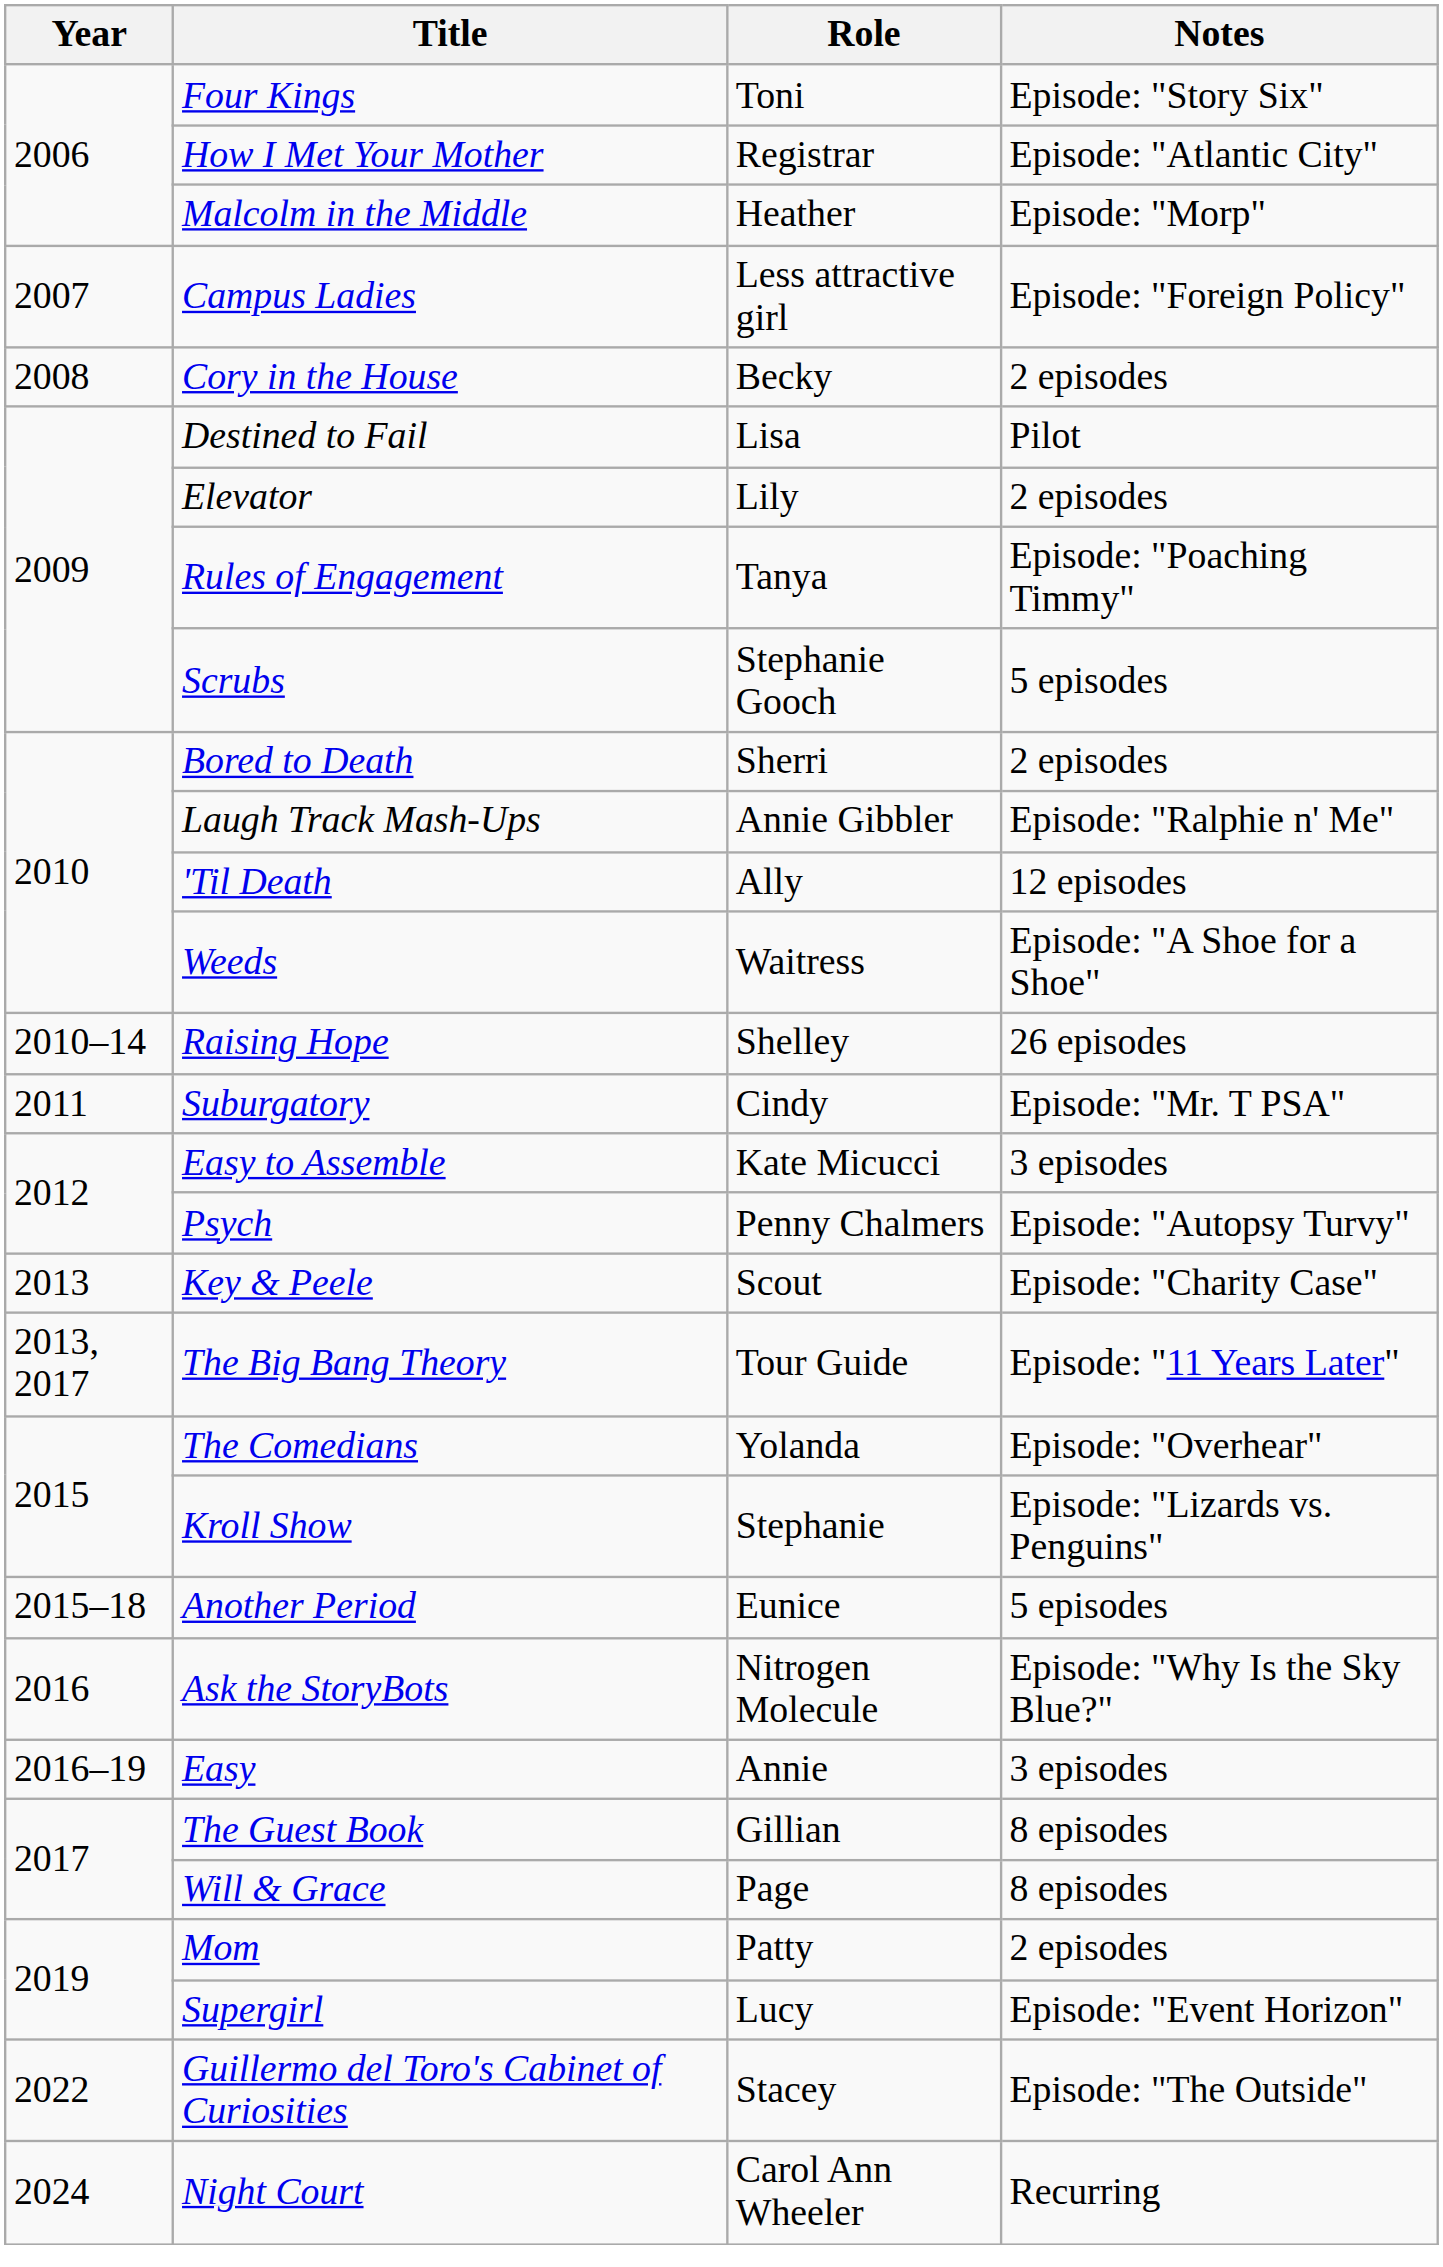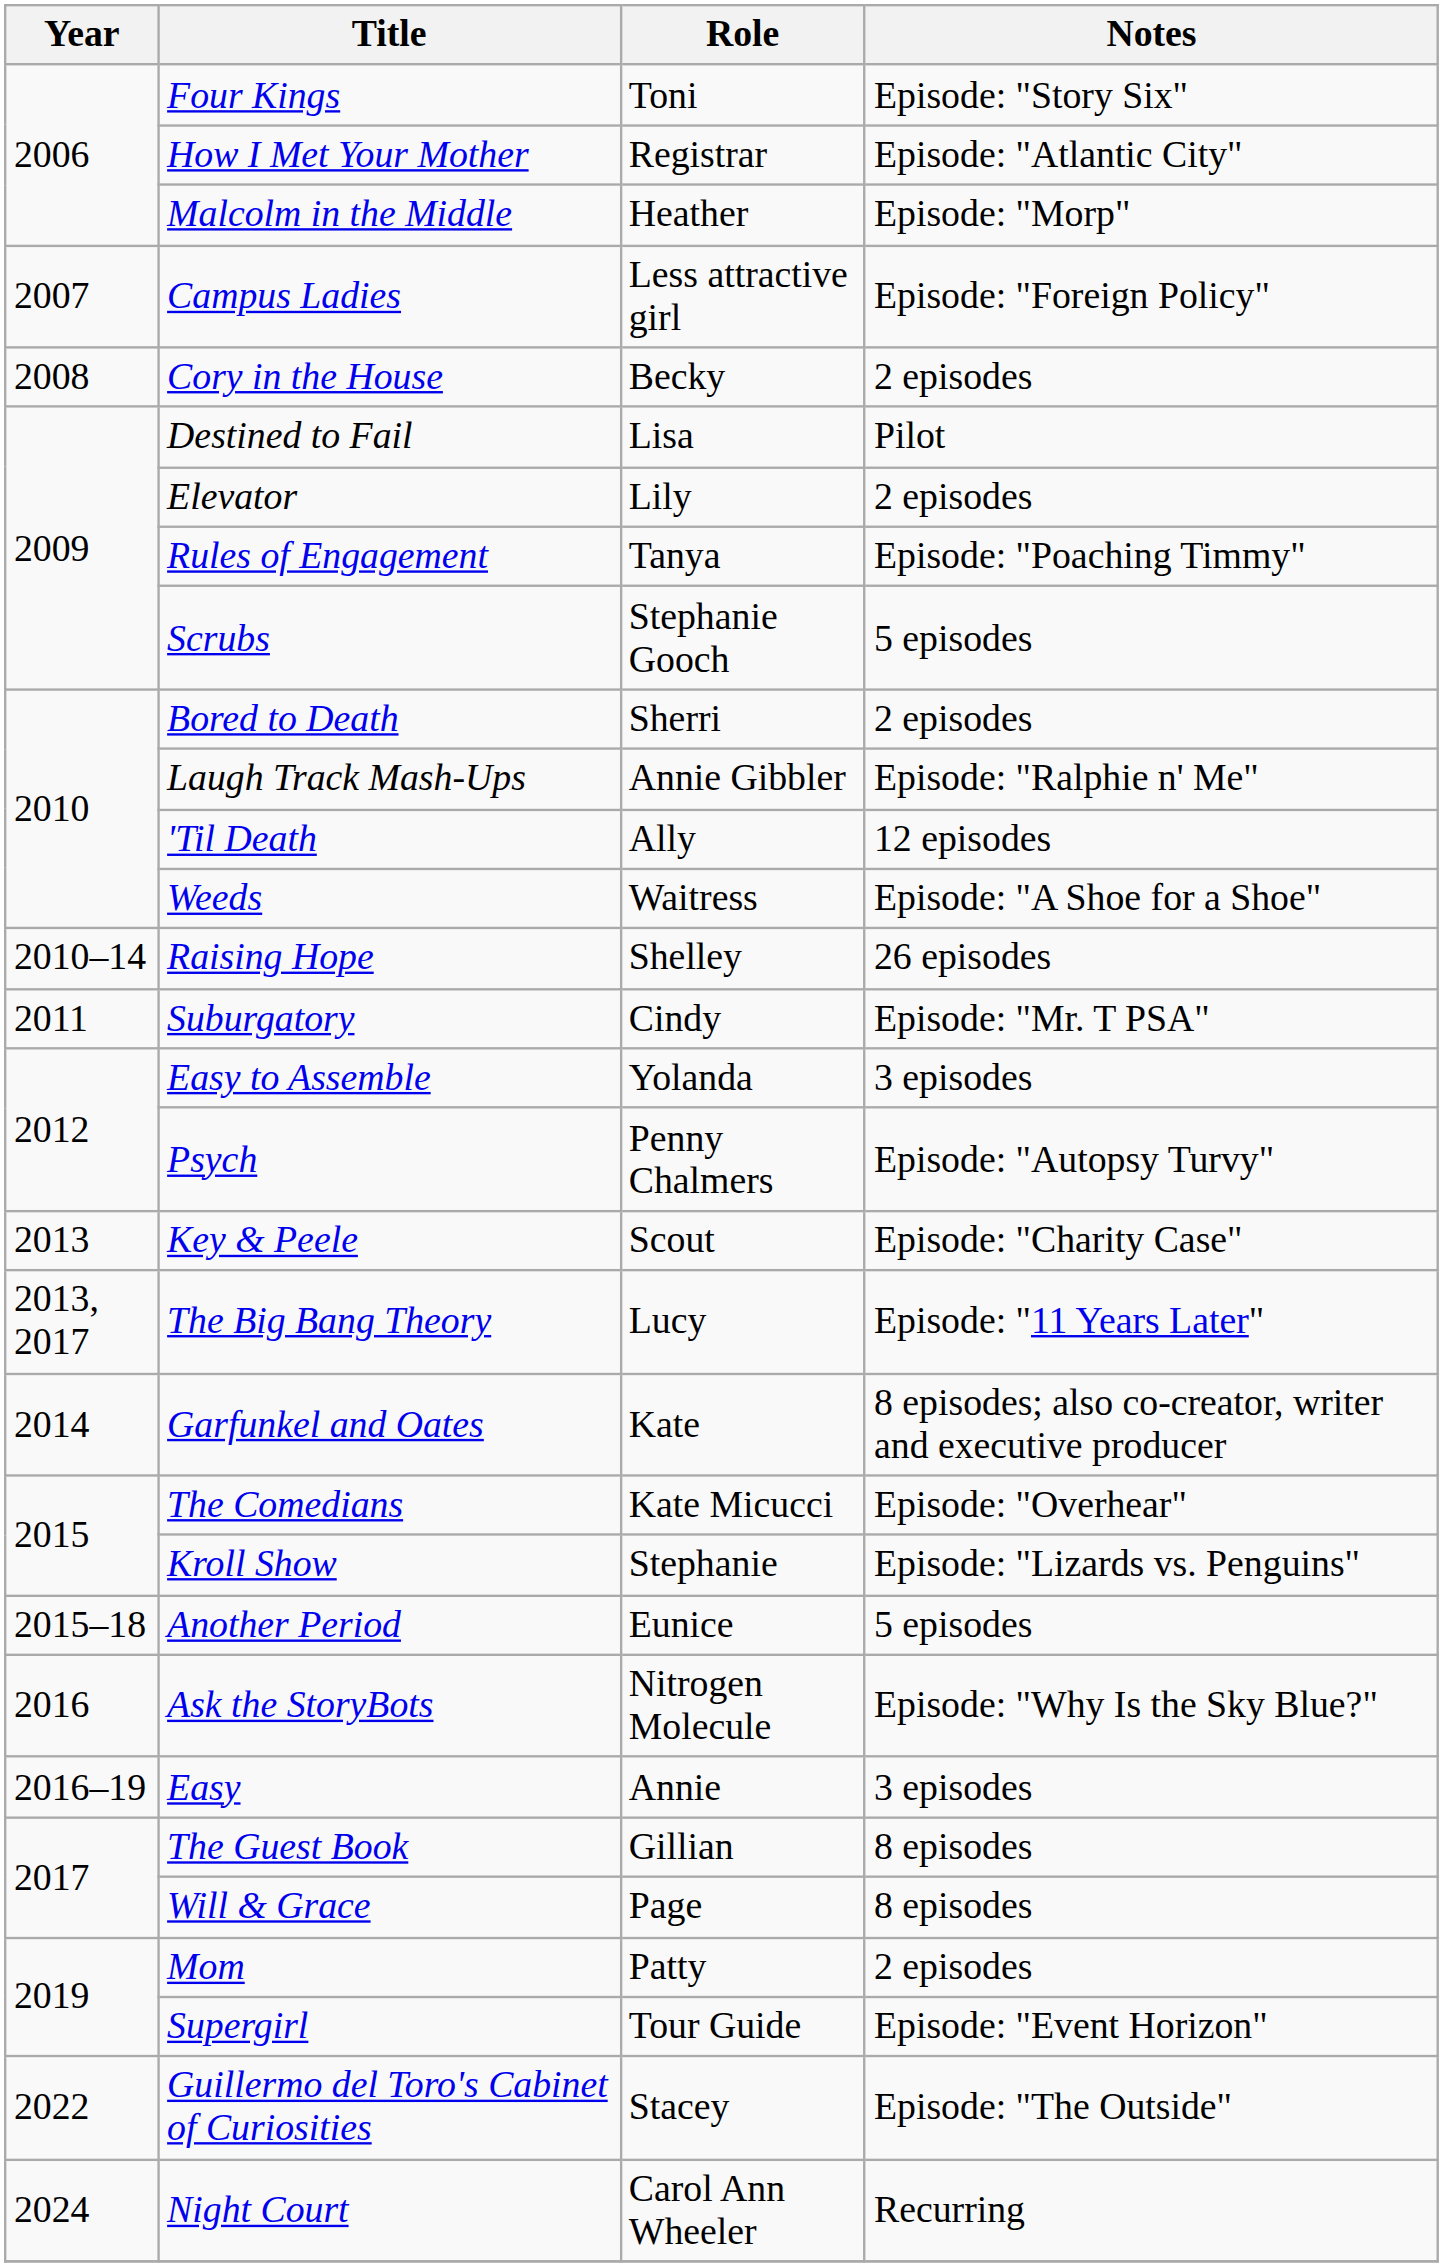(838, 1162) Kate Micucci -> (691, 1077) Yolanda
(822, 1363) Tour Guide -> (668, 1320) Lucy
+ row: (325, 1423)
(798, 1444) Yolanda -> (731, 1504) Kate Micucci
(775, 2008) Lucy -> (715, 2025) Tour Guide
